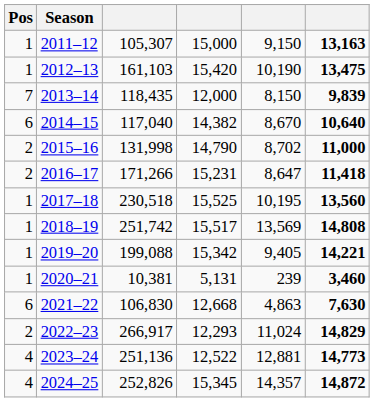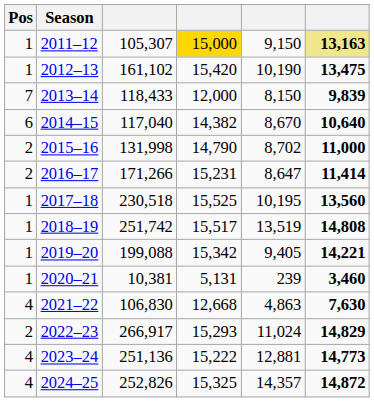(214, 43) no background -> (214, 43) gold background
(343, 43) no background -> (343, 43) khaki background
(146, 69) 161,103 -> (146, 69) 161,102
(146, 95) 118,435 -> (146, 95) 118,433
(343, 174) 11,418 -> (343, 174) 11,414
(279, 226) 13,569 -> (279, 226) 13,519
(29, 305) 6 -> (29, 305) 4
(214, 331) 12,293 -> (214, 331) 15,293
(214, 357) 12,522 -> (214, 357) 15,222
(214, 383) 15,345 -> (214, 383) 15,325
